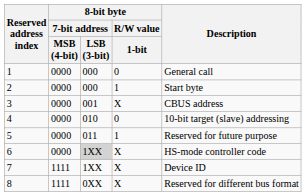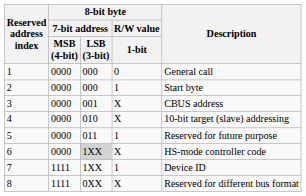(117, 119) 0 -> (118, 119) X
(118, 167) X -> (117, 167) 1
